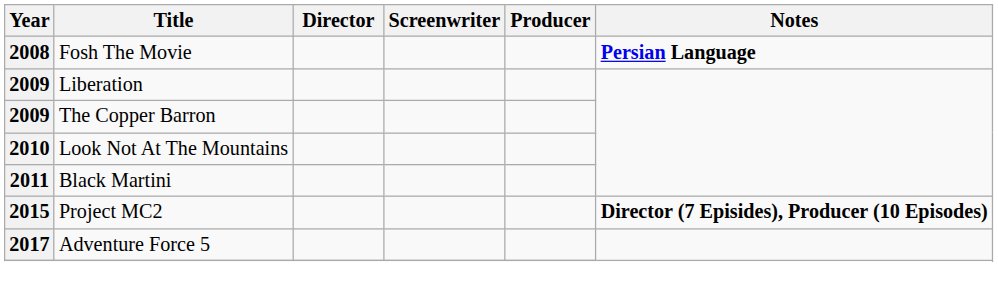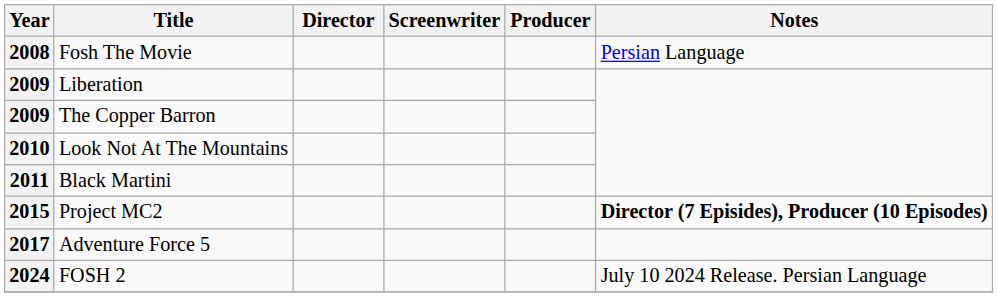(678, 52) bold -> (673, 52) normal
+ row: (92, 276)
